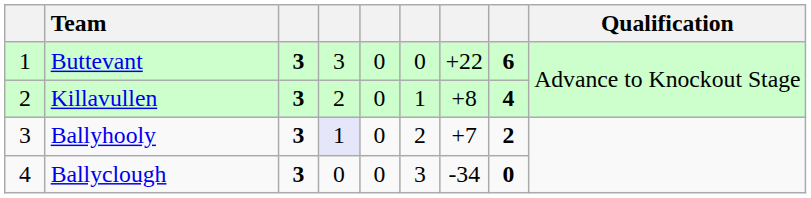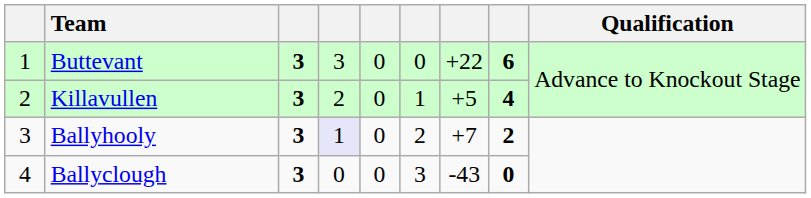(464, 98) +8 -> (464, 98) +5
(464, 173) -34 -> (464, 173) -43
